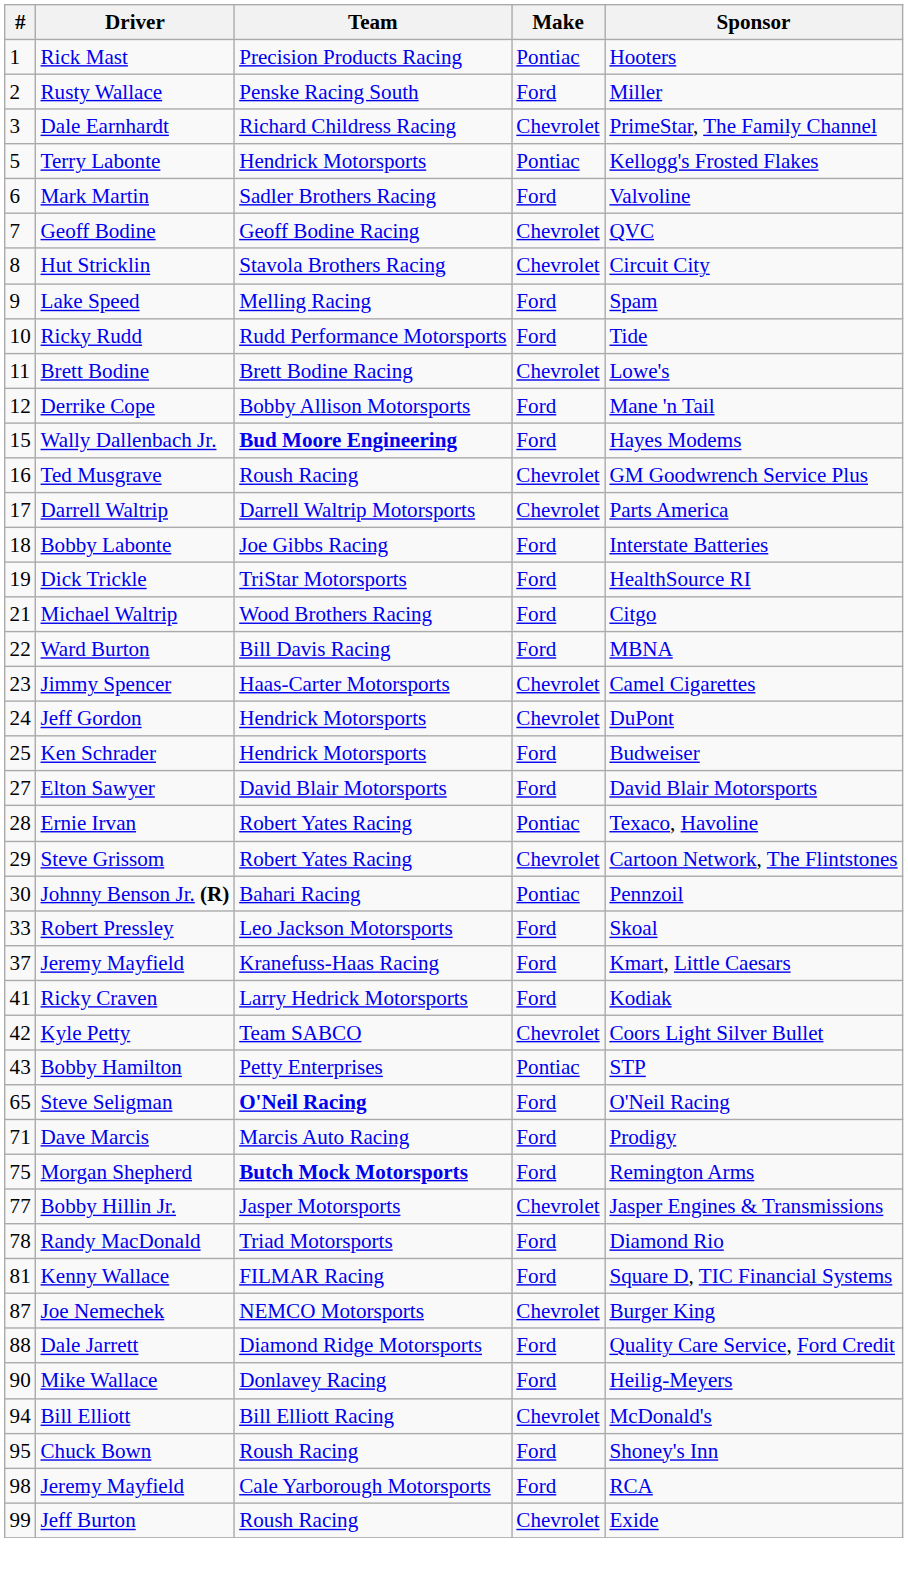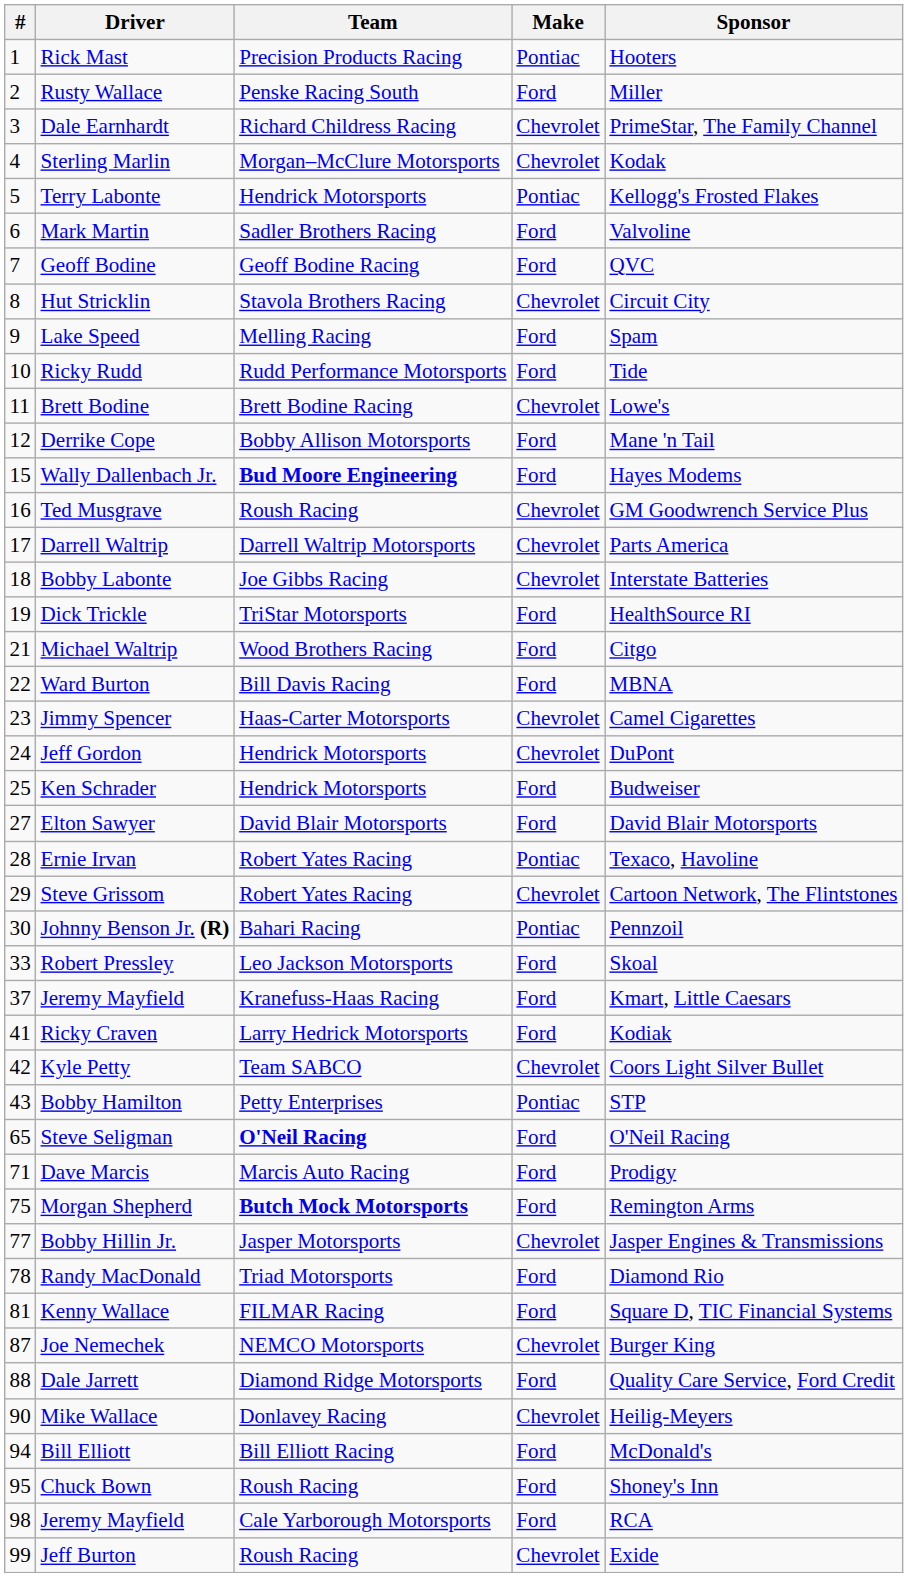+ row: (15, 161)
(558, 231) Chevrolet -> (536, 265) Ford
(536, 544) Ford -> (558, 579) Chevrolet
(536, 1380) Ford -> (558, 1415) Chevrolet
(558, 1415) Chevrolet -> (536, 1450) Ford
